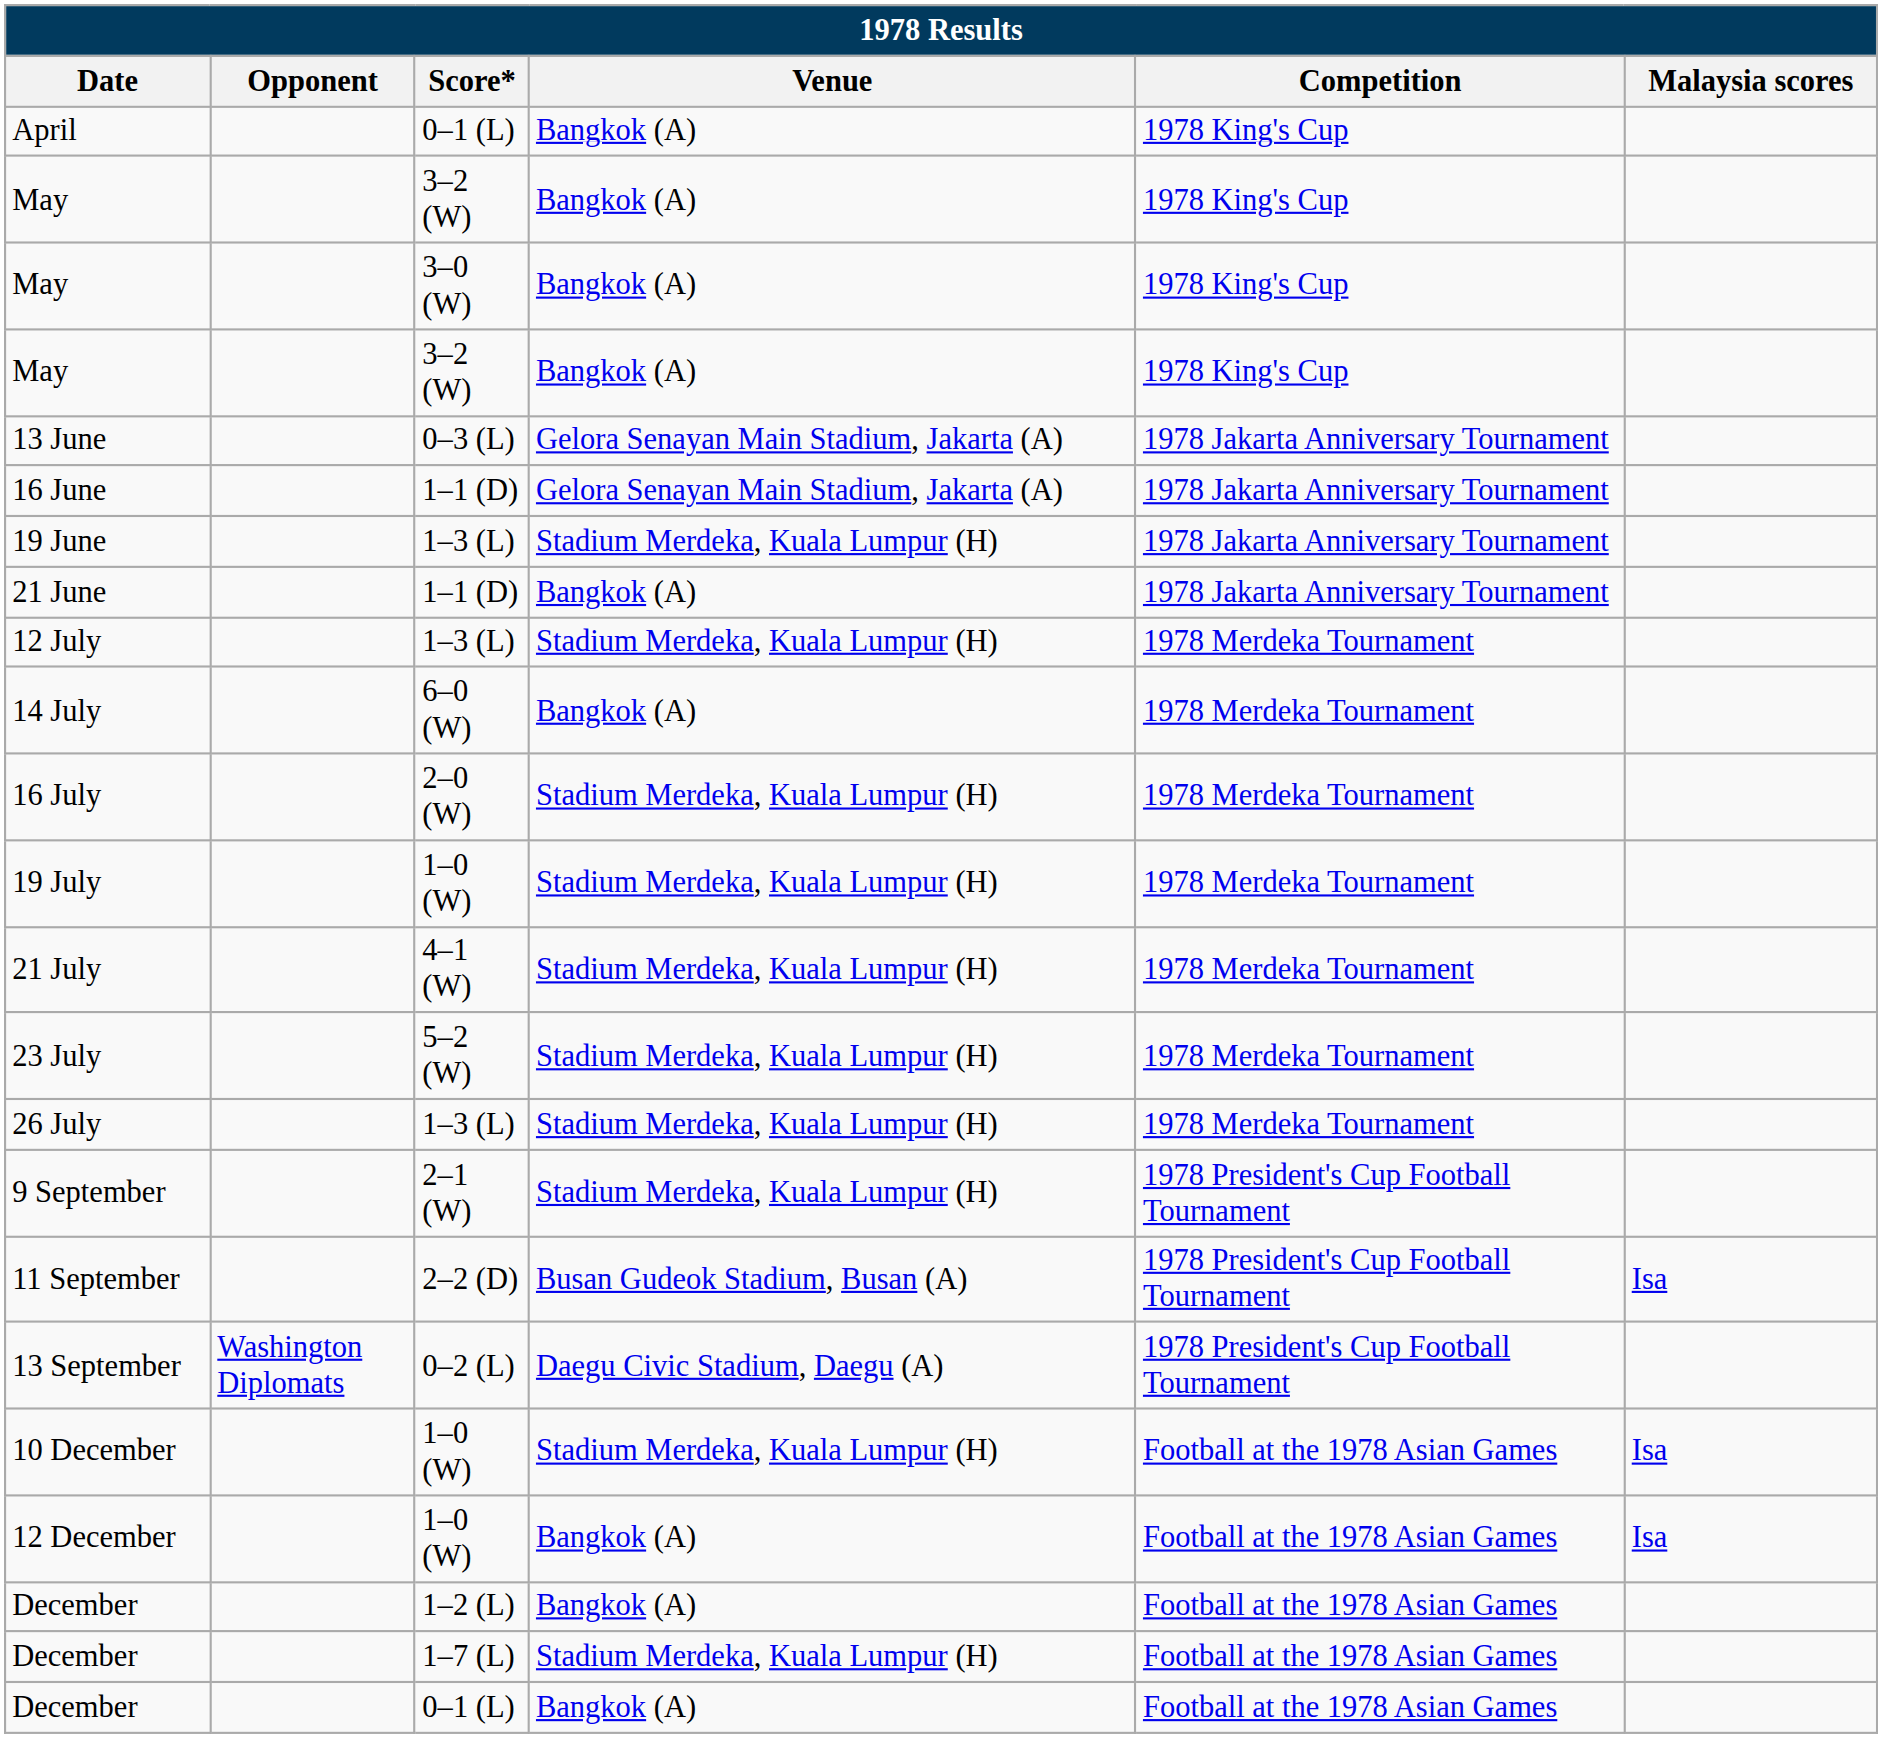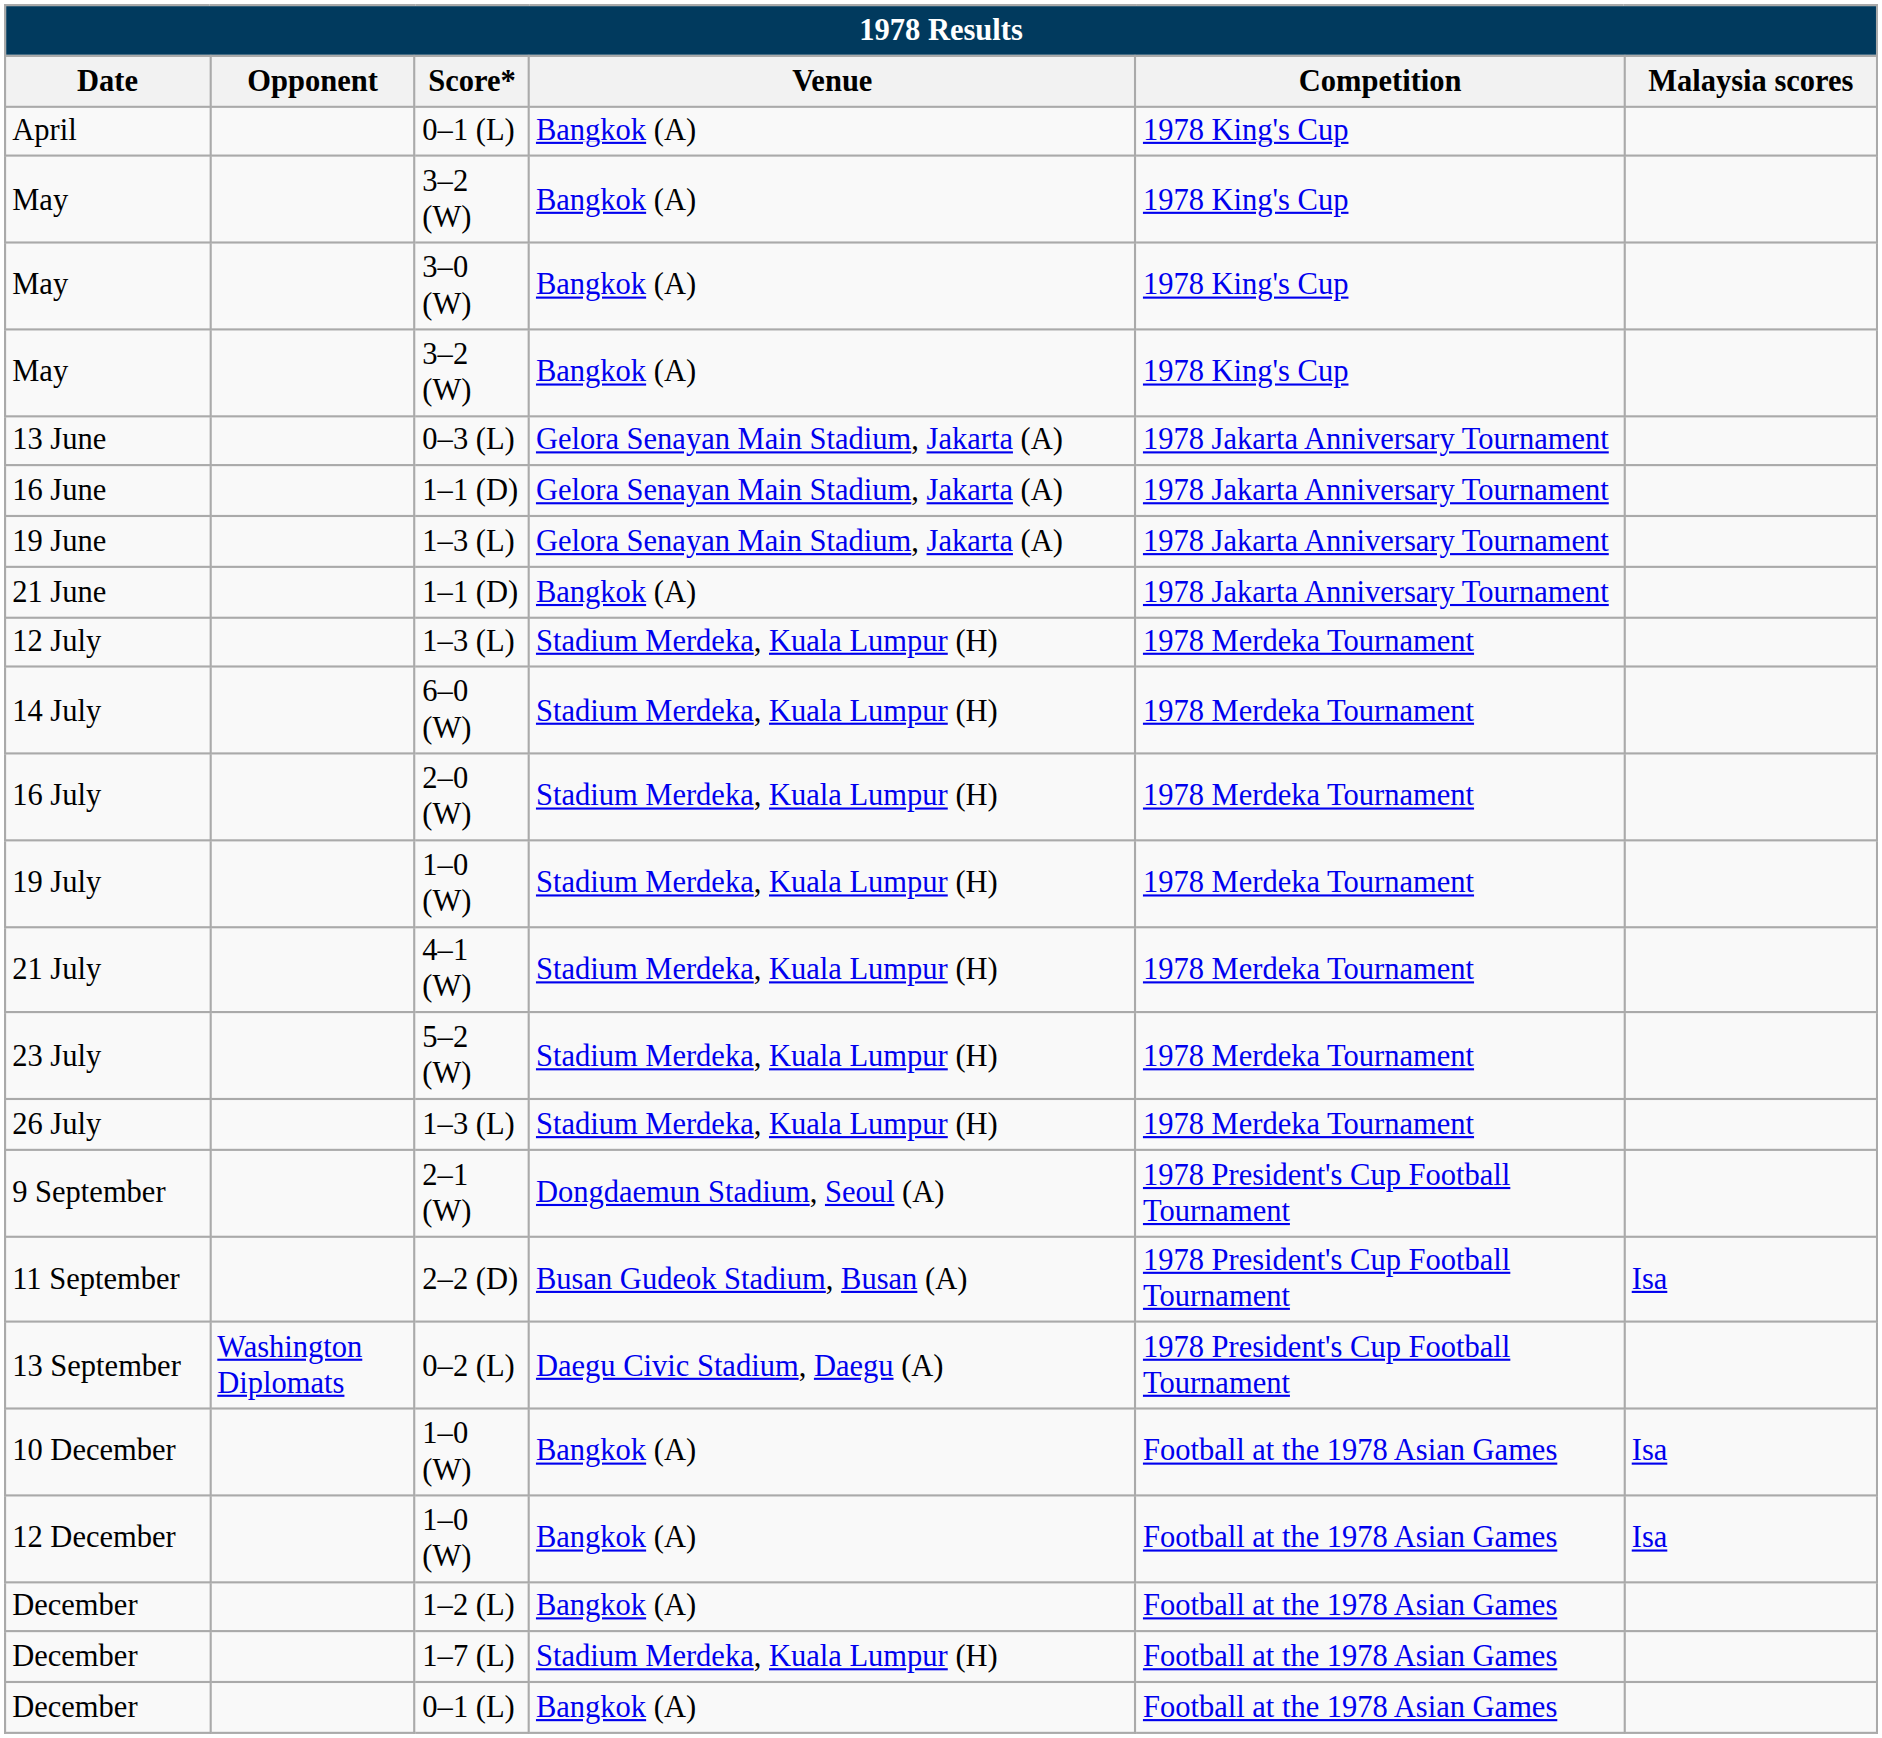(767, 540) Stadium Merdeka, Kuala Lumpur (H) -> (799, 540) Gelora Senayan Main Stadium, Jakarta (A)
(616, 710) Bangkok (A) -> (767, 710) Stadium Merdeka, Kuala Lumpur (H)
(767, 1192) Stadium Merdeka, Kuala Lumpur (H) -> (740, 1192) Dongdaemun Stadium, Seoul (A)
(767, 1451) Stadium Merdeka, Kuala Lumpur (H) -> (616, 1451) Bangkok (A)
